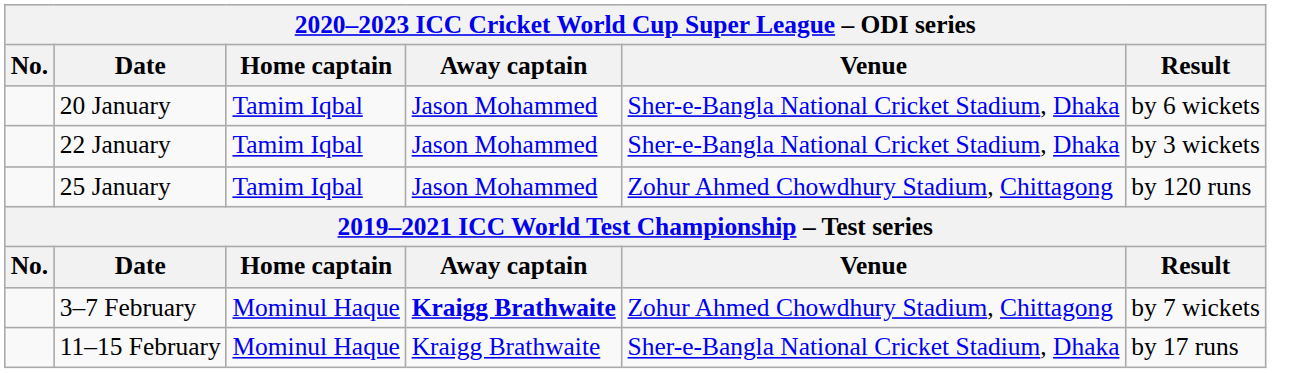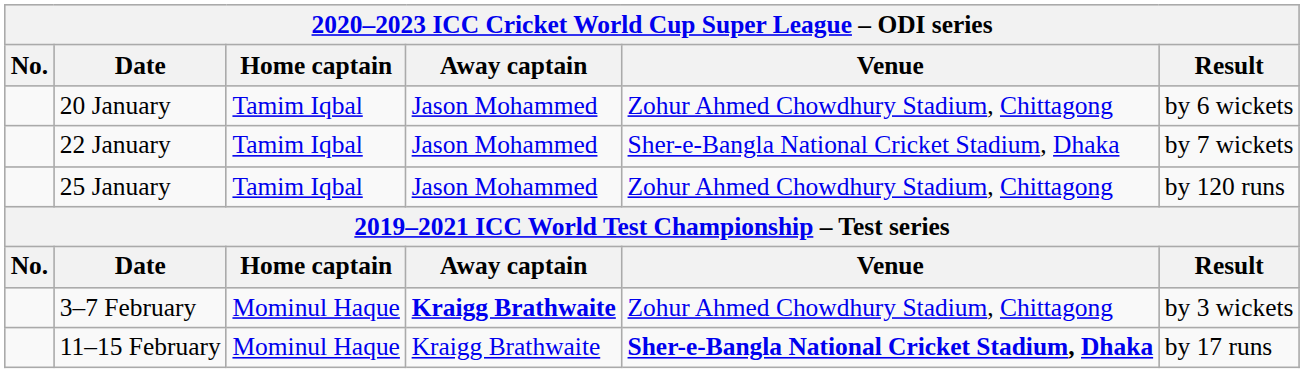(874, 105) Sher-e-Bangla National Cricket Stadium, Dhaka -> (870, 105) Zohur Ahmed Chowdhury Stadium, Chittagong
(1195, 145) by 3 wickets -> (1229, 145) by 7 wickets
(1195, 307) by 7 wickets -> (1229, 307) by 3 wickets
(874, 347) normal -> (890, 347) bold
